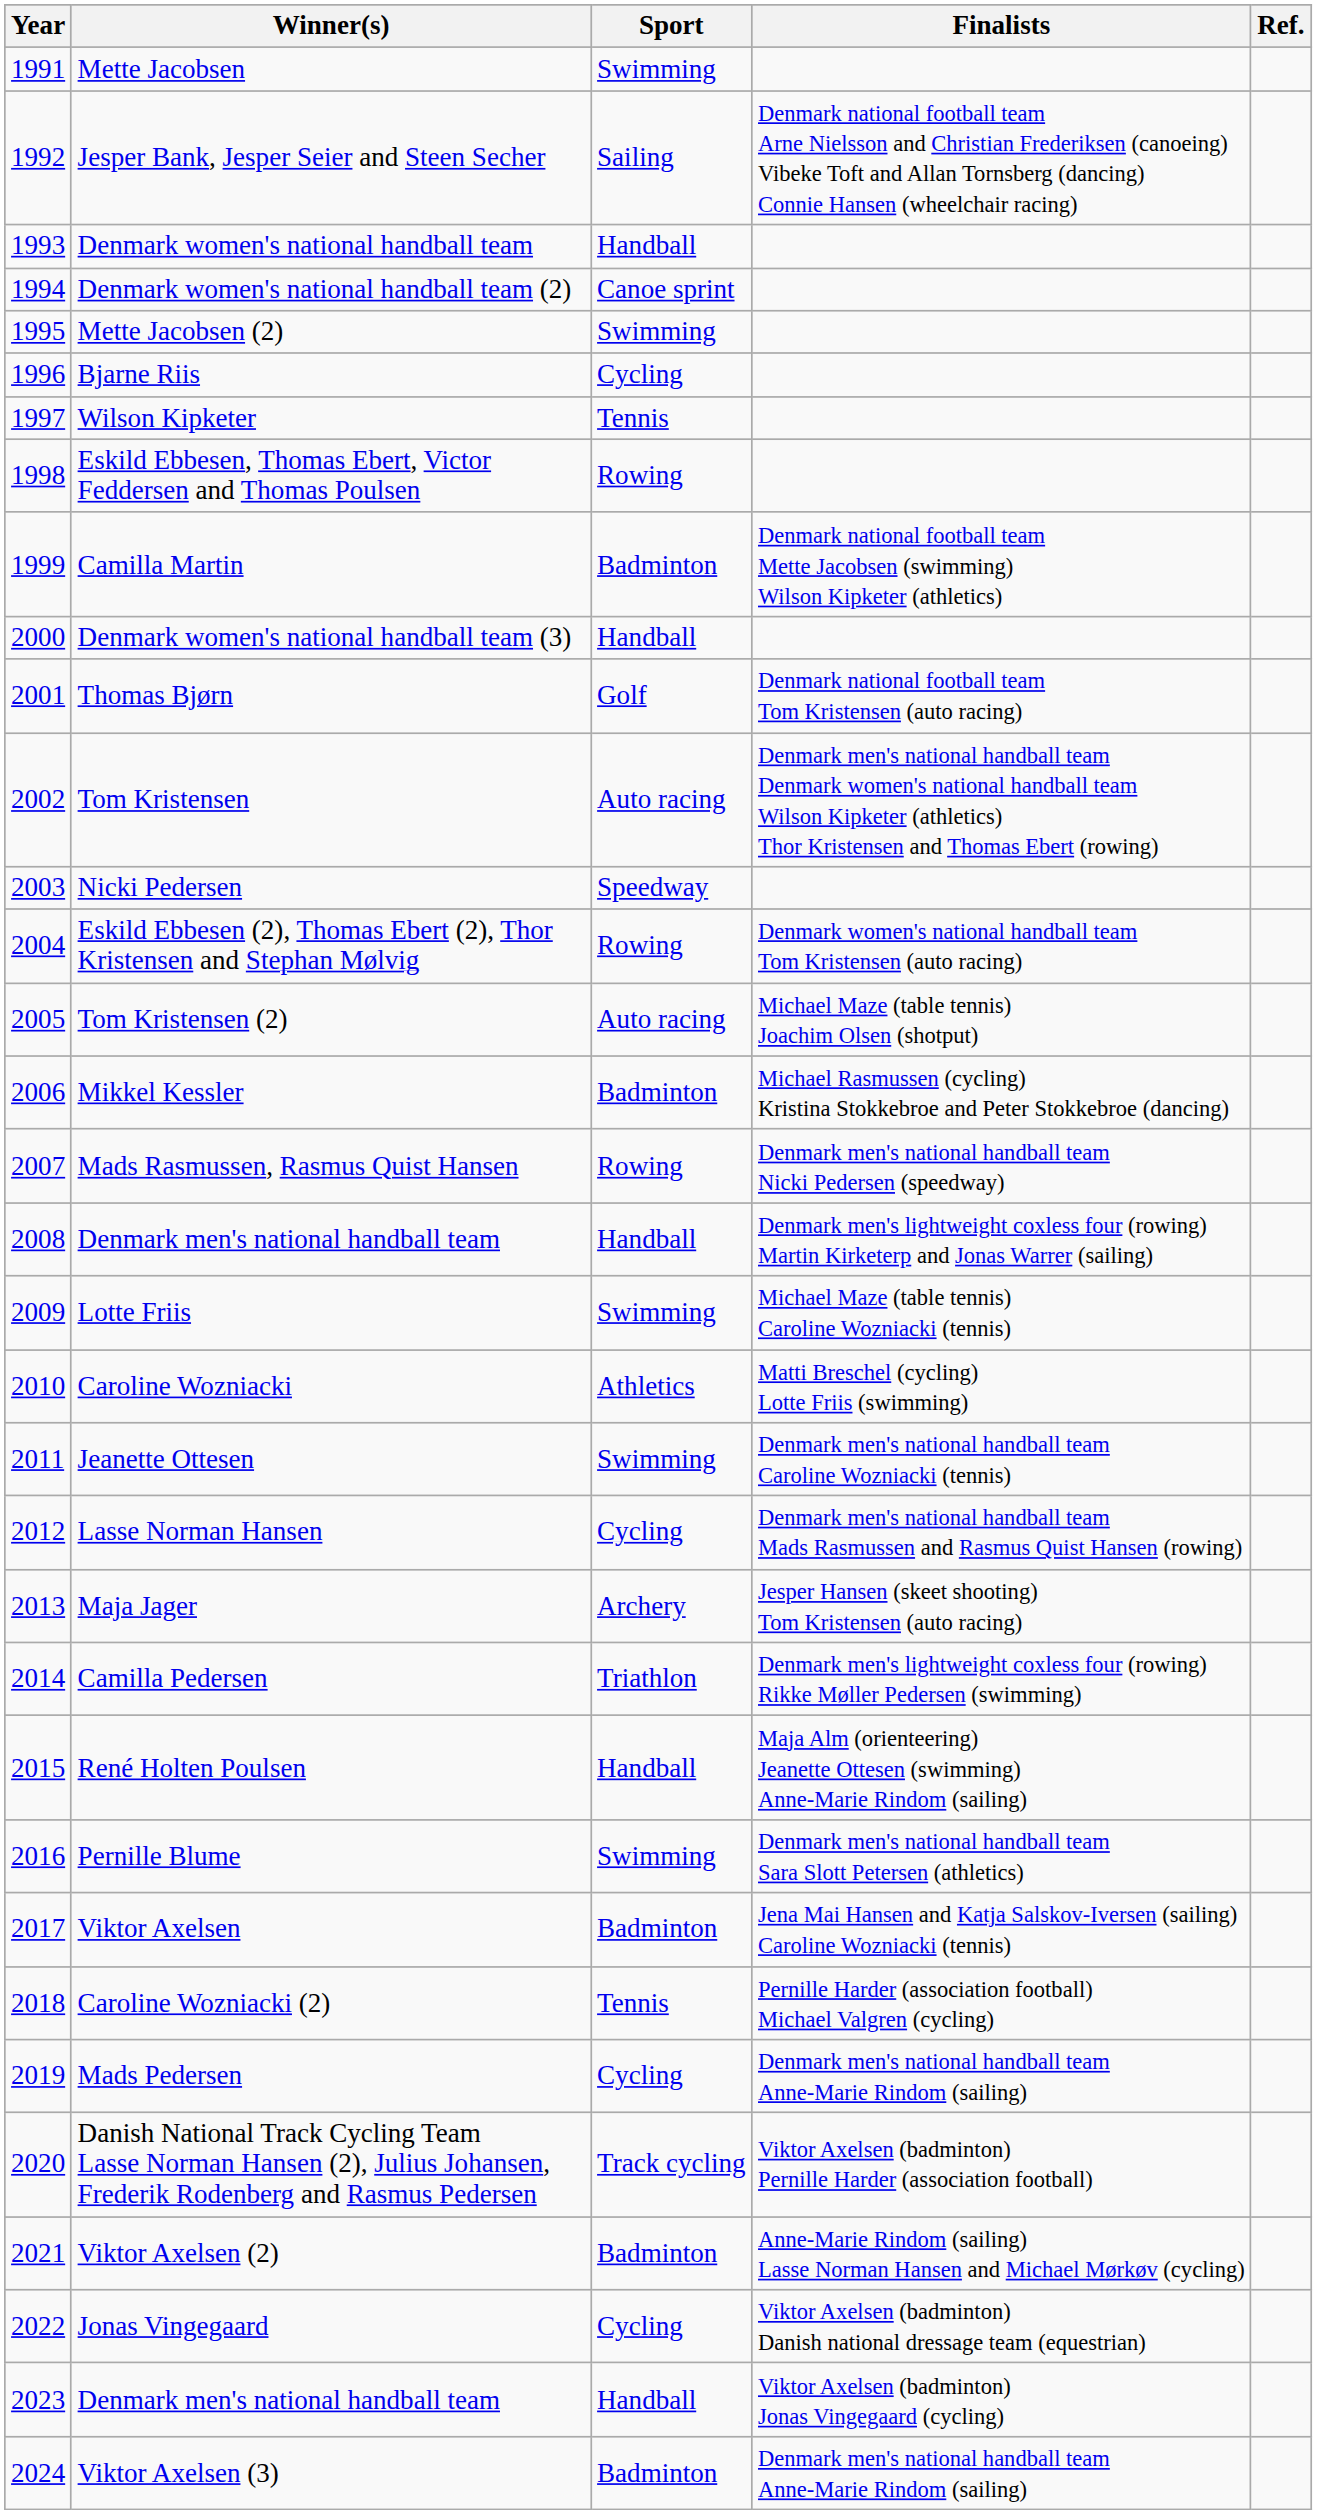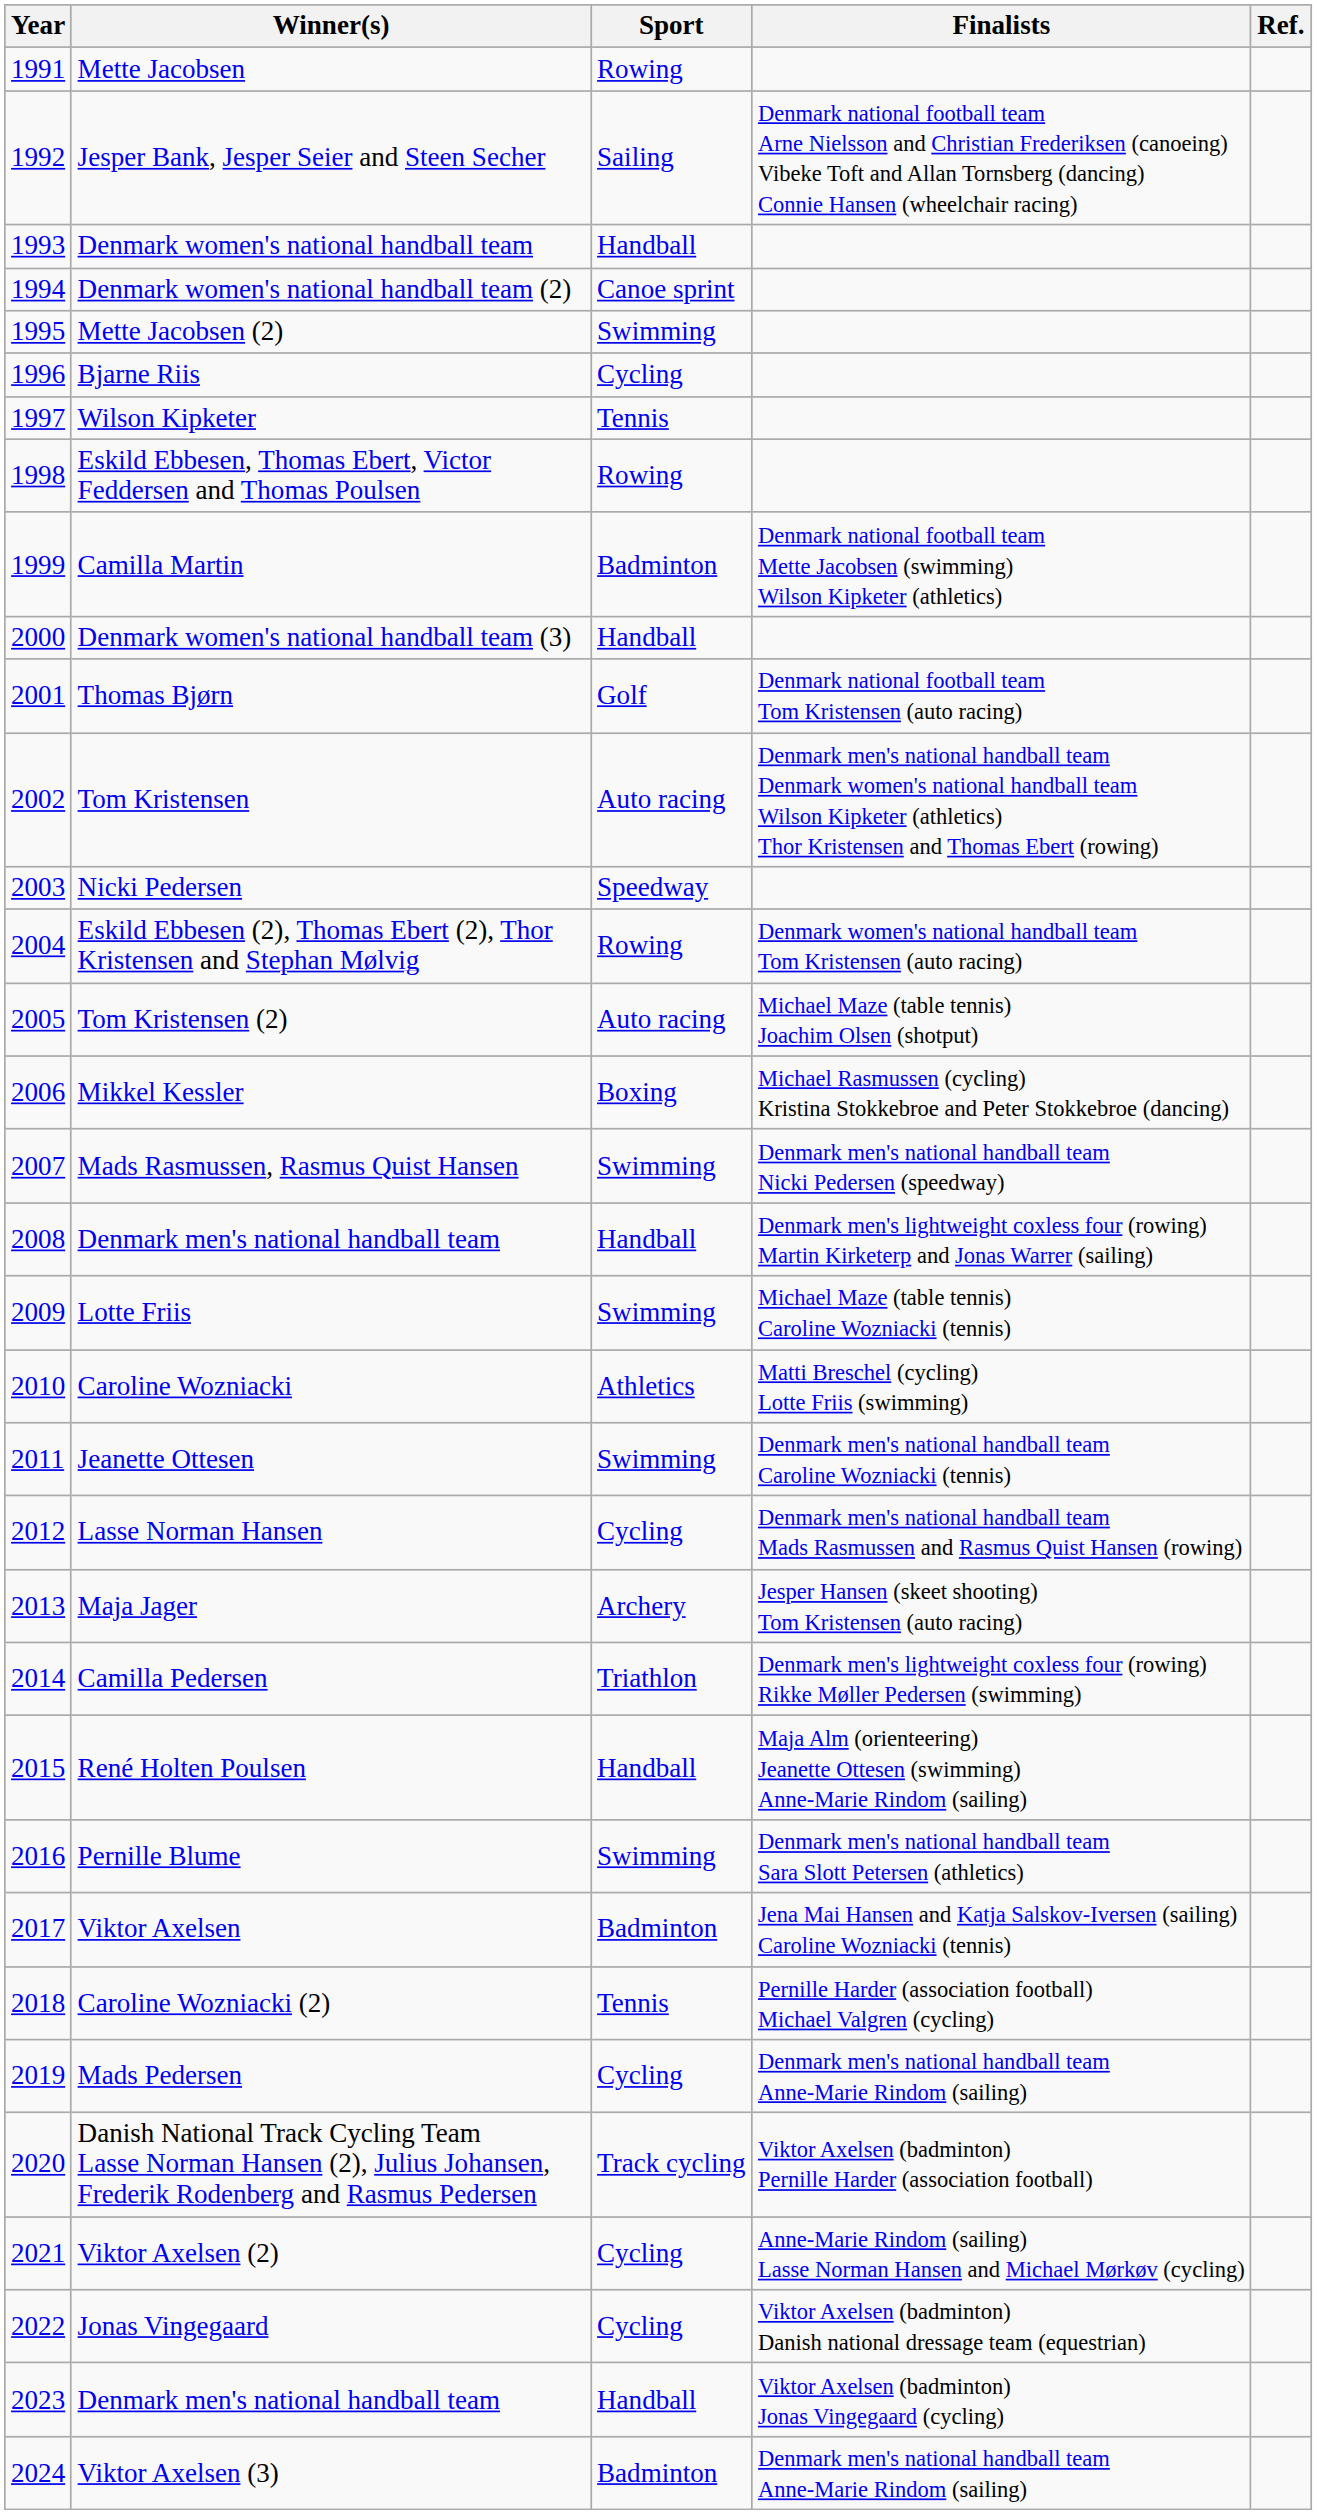(656, 68) Swimming -> (640, 68) Rowing
(657, 1092) Badminton -> (637, 1092) Boxing
(640, 1165) Rowing -> (656, 1165) Swimming
(657, 2252) Badminton -> (640, 2252) Cycling
